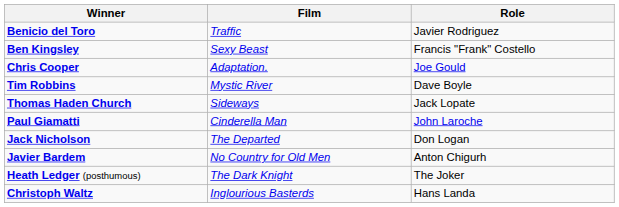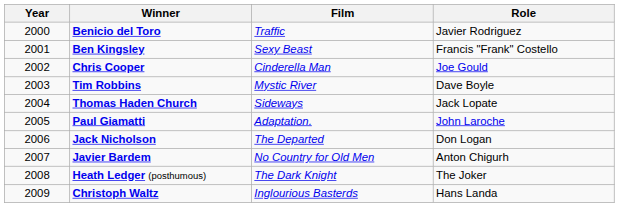+ column: (37, 13)
(239, 67) Adaptation. -> (293, 67) Cinderella Man
(249, 121) Cinderella Man -> (283, 121) Adaptation.
